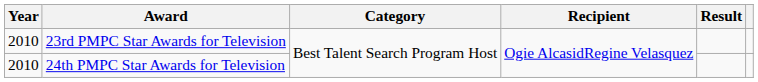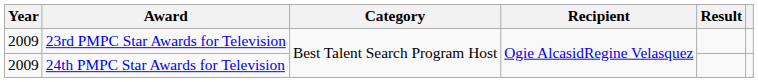(23, 41) 2010 -> (23, 41) 2009
(23, 65) 2010 -> (23, 65) 2009
